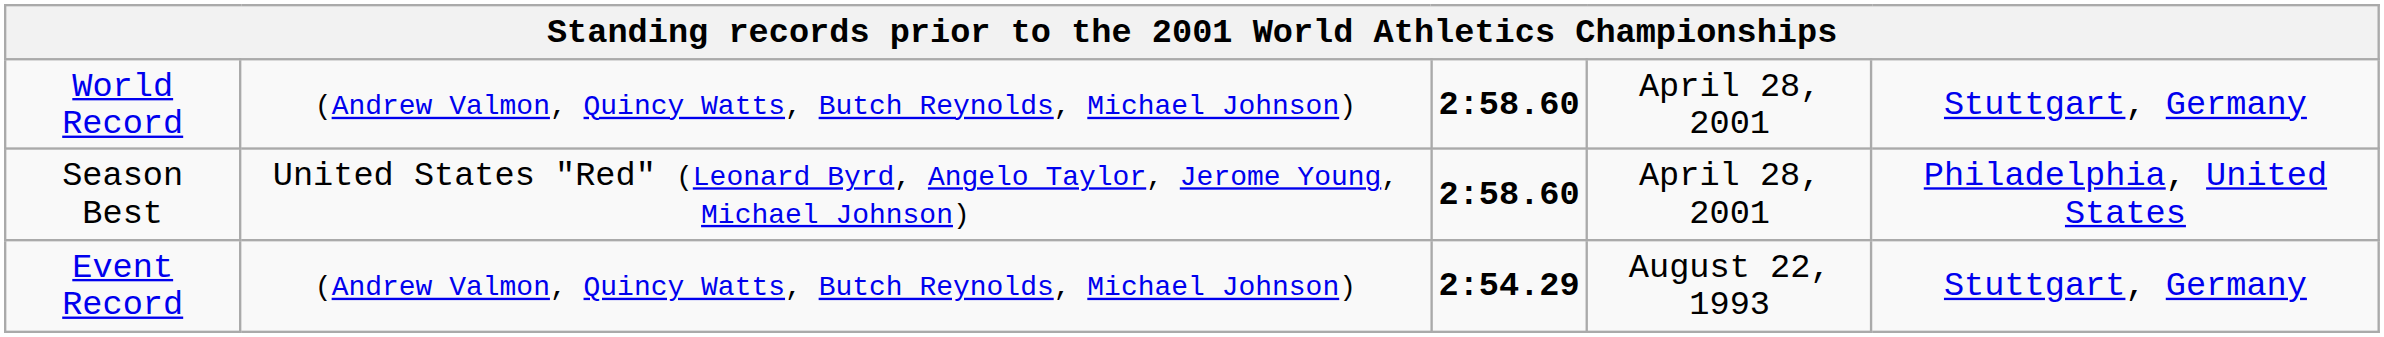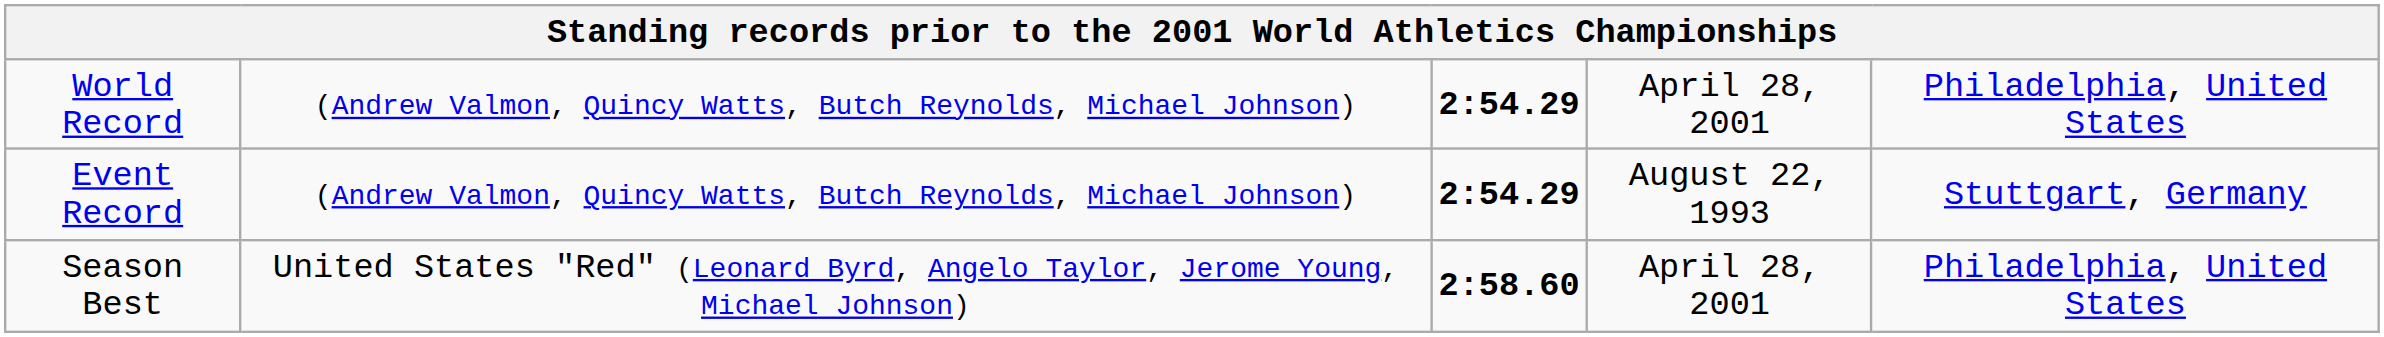(1509, 104) 2:58.60 -> (1509, 104) 2:54.29
(2125, 104) Stuttgart, Germany -> (2125, 104) Philadelphia, United States
rows swapped: (123, 286) <-> (123, 195)
